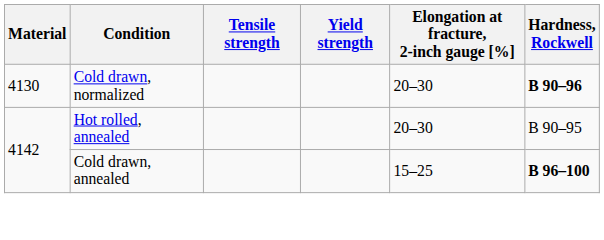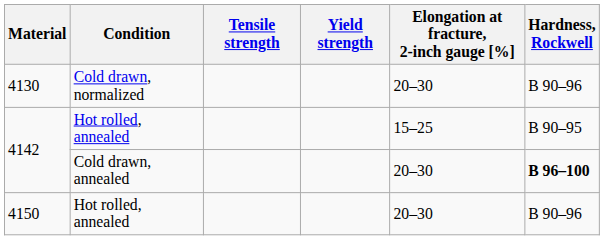(555, 85) bold -> (555, 85) normal
(413, 128) 20–30 -> (413, 128) 15–25
(413, 170) 15–25 -> (413, 170) 20–30
+ row: (24, 213)
